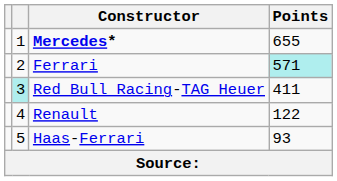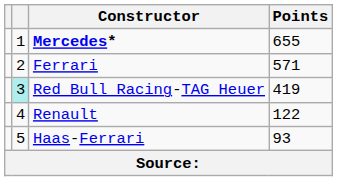(286, 66) paleturquoise background -> (286, 66) no background
(286, 90) 411 -> (286, 90) 419
